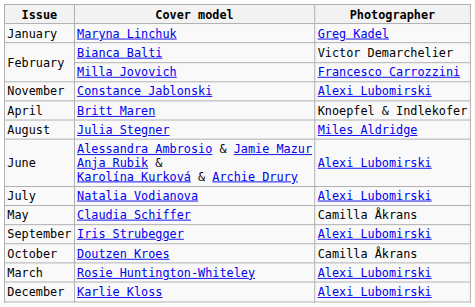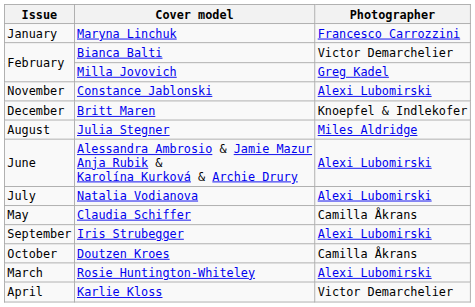(353, 33) Greg Kadel -> (389, 33) Francesco Carrozzini
(389, 72) Francesco Carrozzini -> (353, 72) Greg Kadel
(25, 110) April -> (36, 110) December
(36, 292) December -> (25, 292) April
(375, 292) Alexi Lubomirski -> (385, 292) Victor Demarchelier
